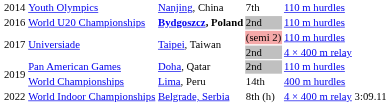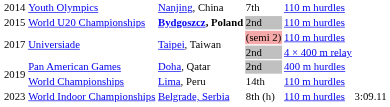(15, 22) 2016 -> (15, 22) 2015
(314, 67) 110 m hurdles -> (315, 67) 400 m hurdles
(315, 81) 400 m hurdles -> (314, 81) 110 m hurdles
(15, 96) 2022 -> (15, 96) 2023
(318, 96) 4 × 400 m relay -> (314, 96) 110 m hurdles
